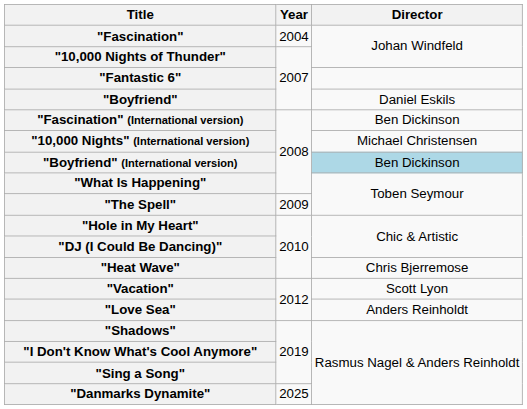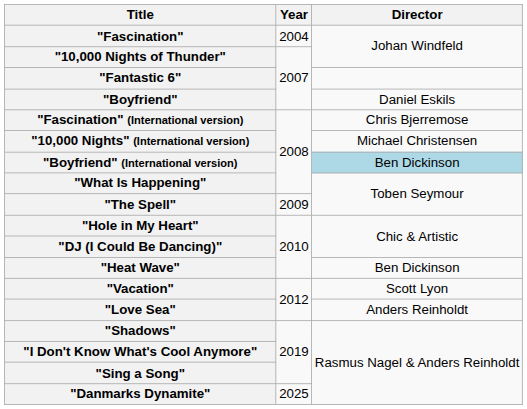(417, 120) Ben Dickinson -> (417, 120) Chris Bjerremose
(417, 267) Chris Bjerremose -> (417, 267) Ben Dickinson
